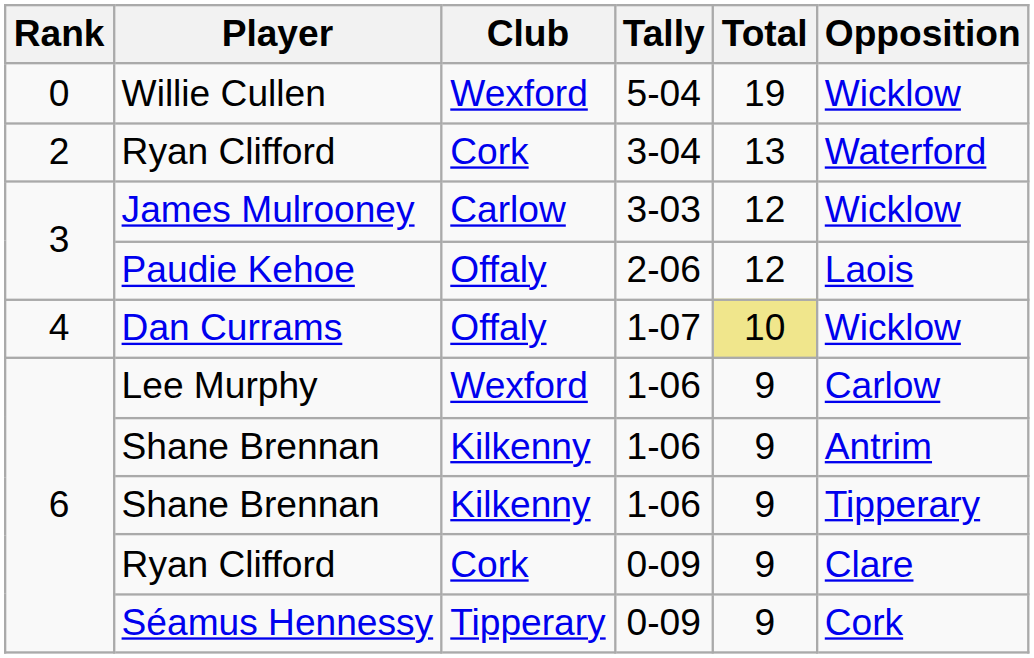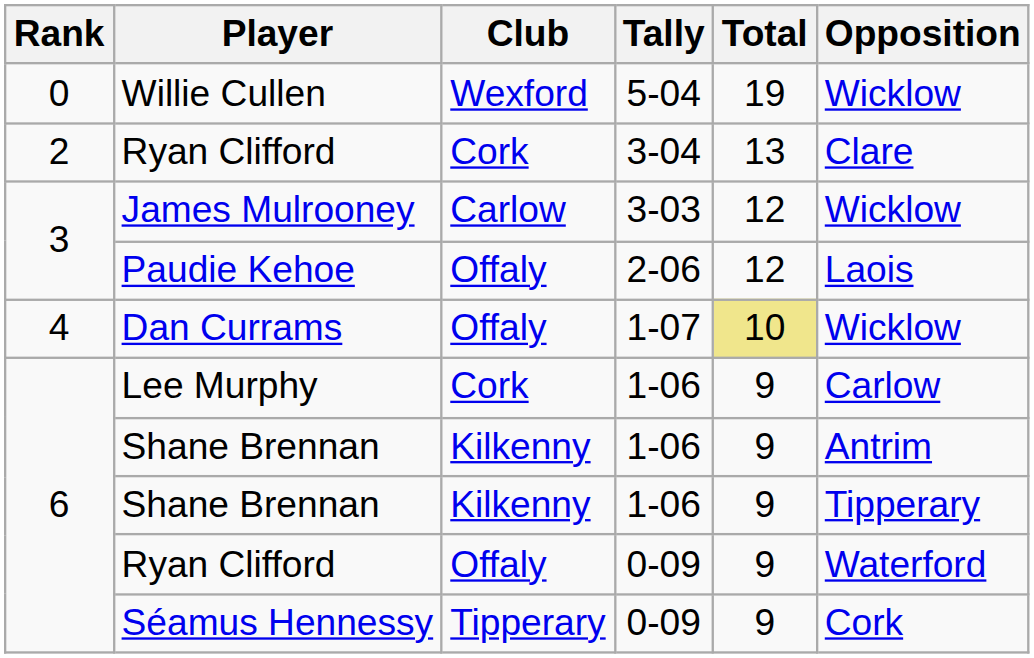(906, 151) Waterford -> (869, 151) Clare
(519, 387) Wexford -> (489, 387) Cork
(489, 563) Cork -> (498, 563) Offaly
(869, 563) Clare -> (906, 563) Waterford
